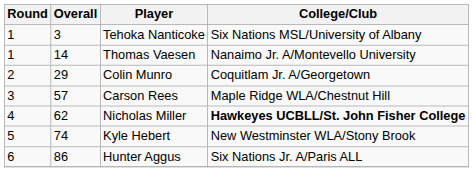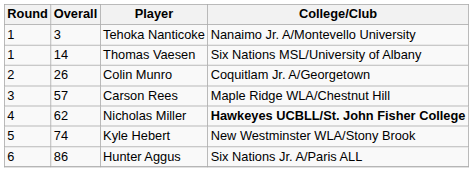(316, 34) Six Nations MSL/University of Albany -> (313, 34) Nanaimo Jr. A/Montevello University
(313, 55) Nanaimo Jr. A/Montevello University -> (316, 55) Six Nations MSL/University of Albany
(61, 75) 29 -> (61, 75) 26
